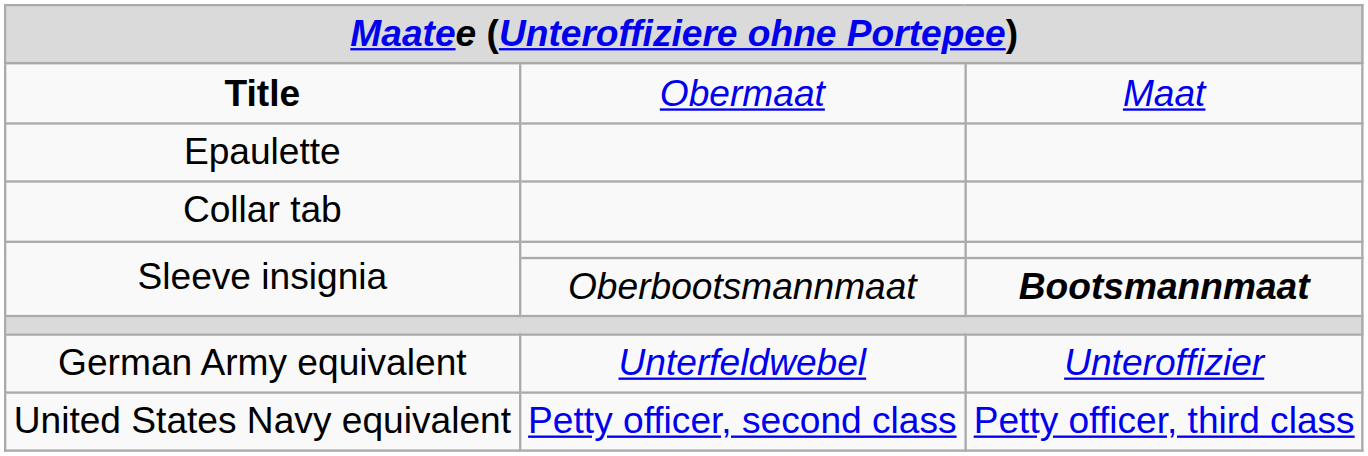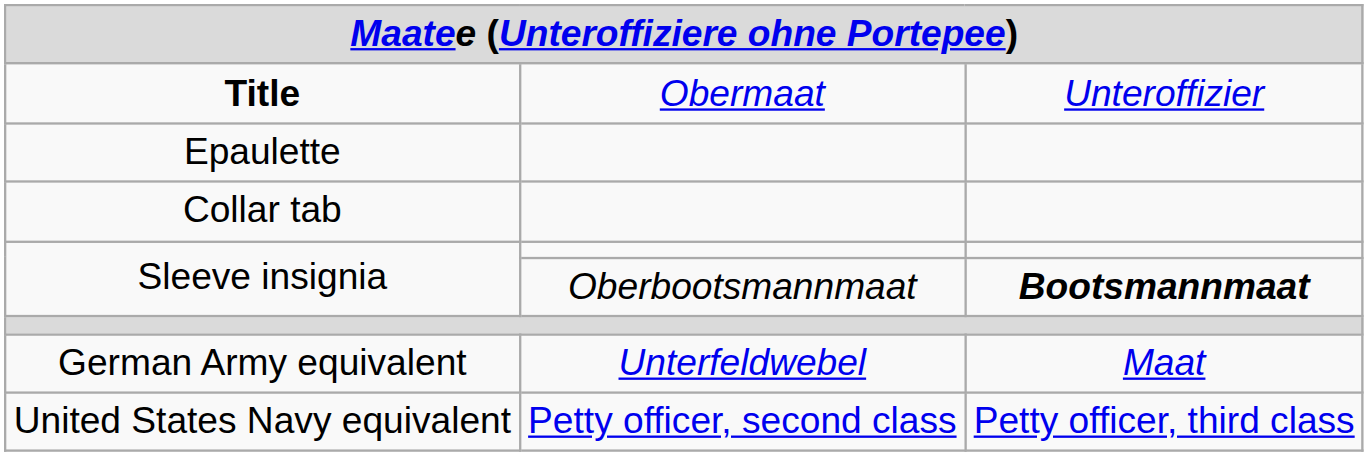(1164, 92) Maat -> (1164, 92) Unteroffizier
(1164, 362) Unteroffizier -> (1164, 362) Maat
